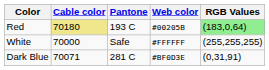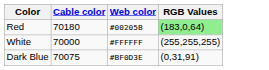- column: (129, 12)
(66, 27) khaki background -> (66, 27) no background
(66, 57) 70071 -> (66, 57) 70075
